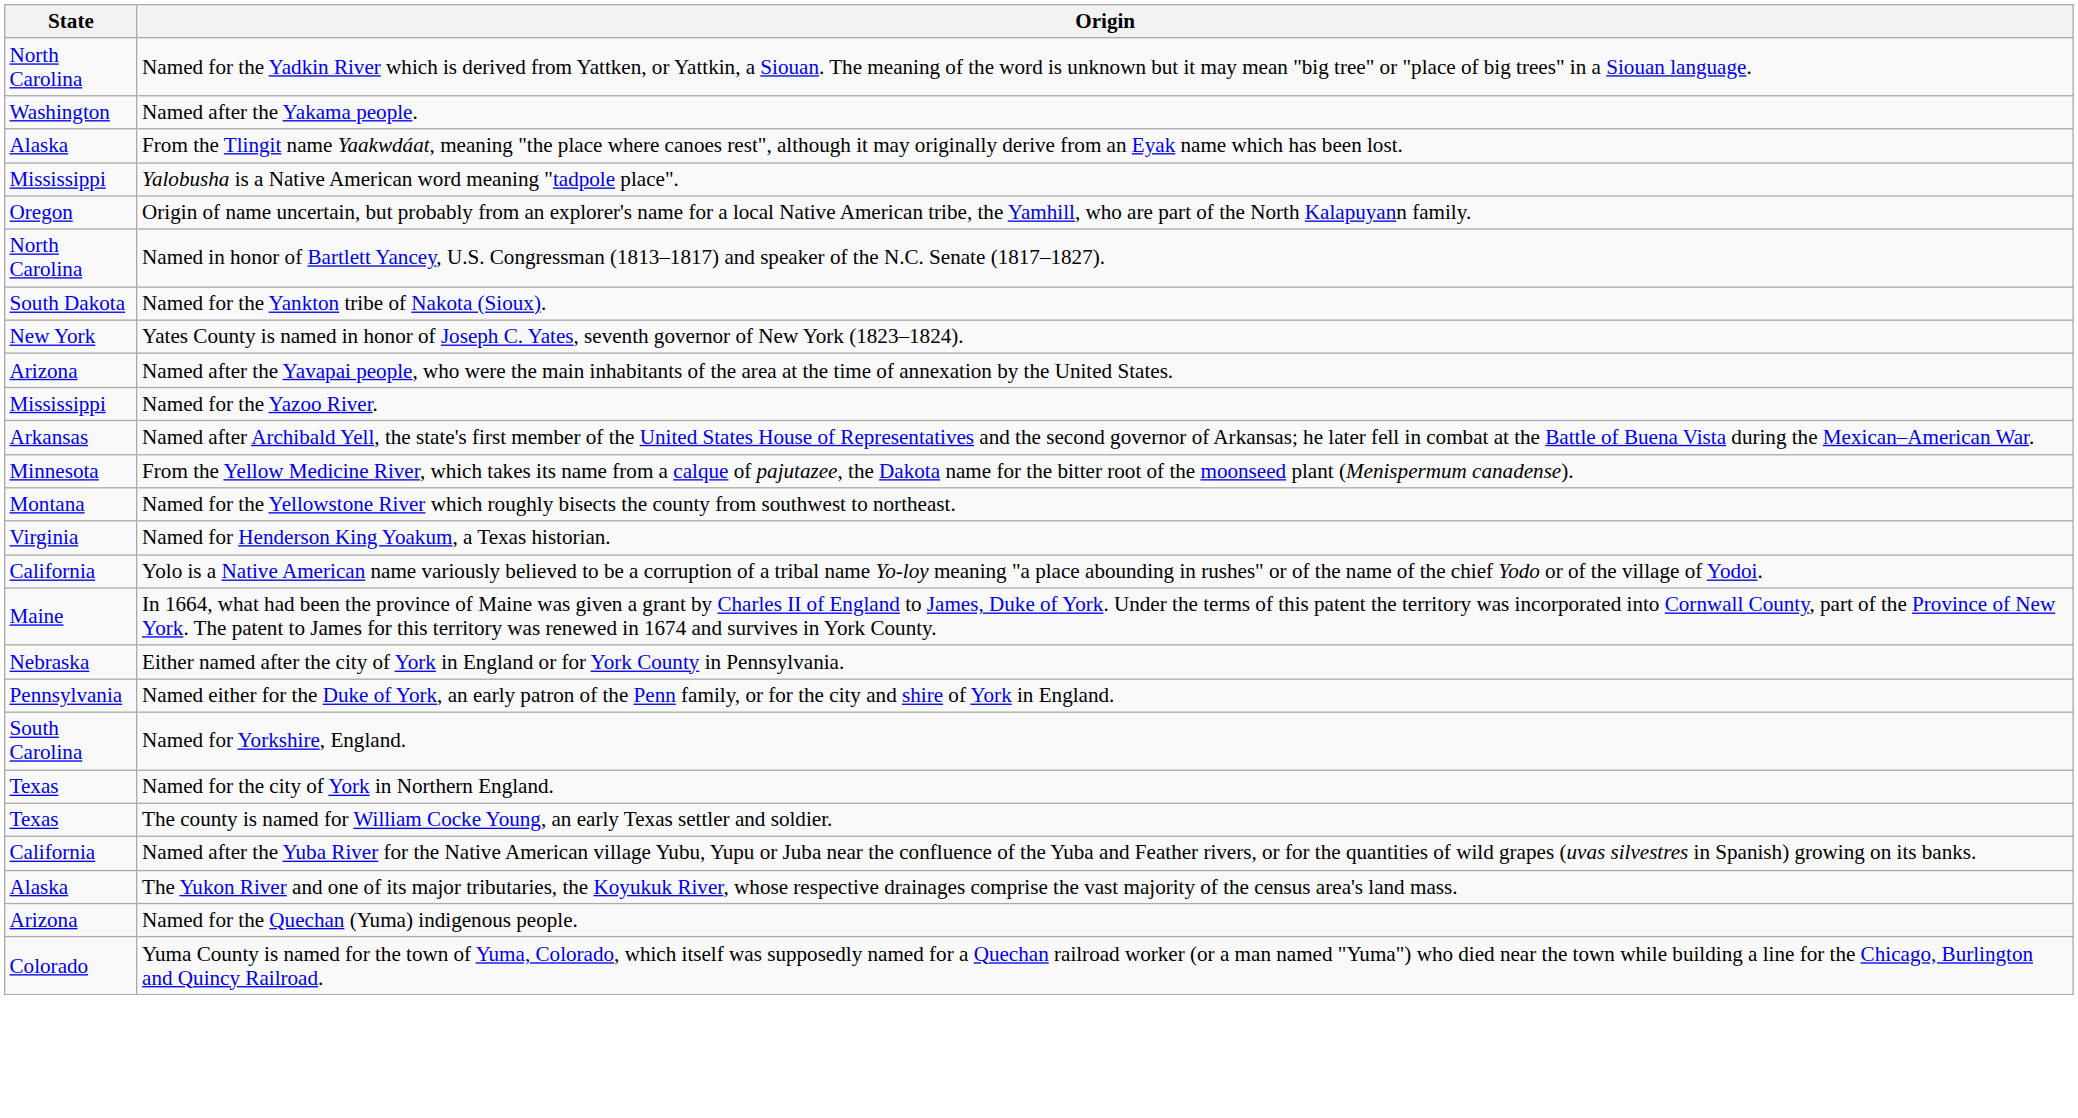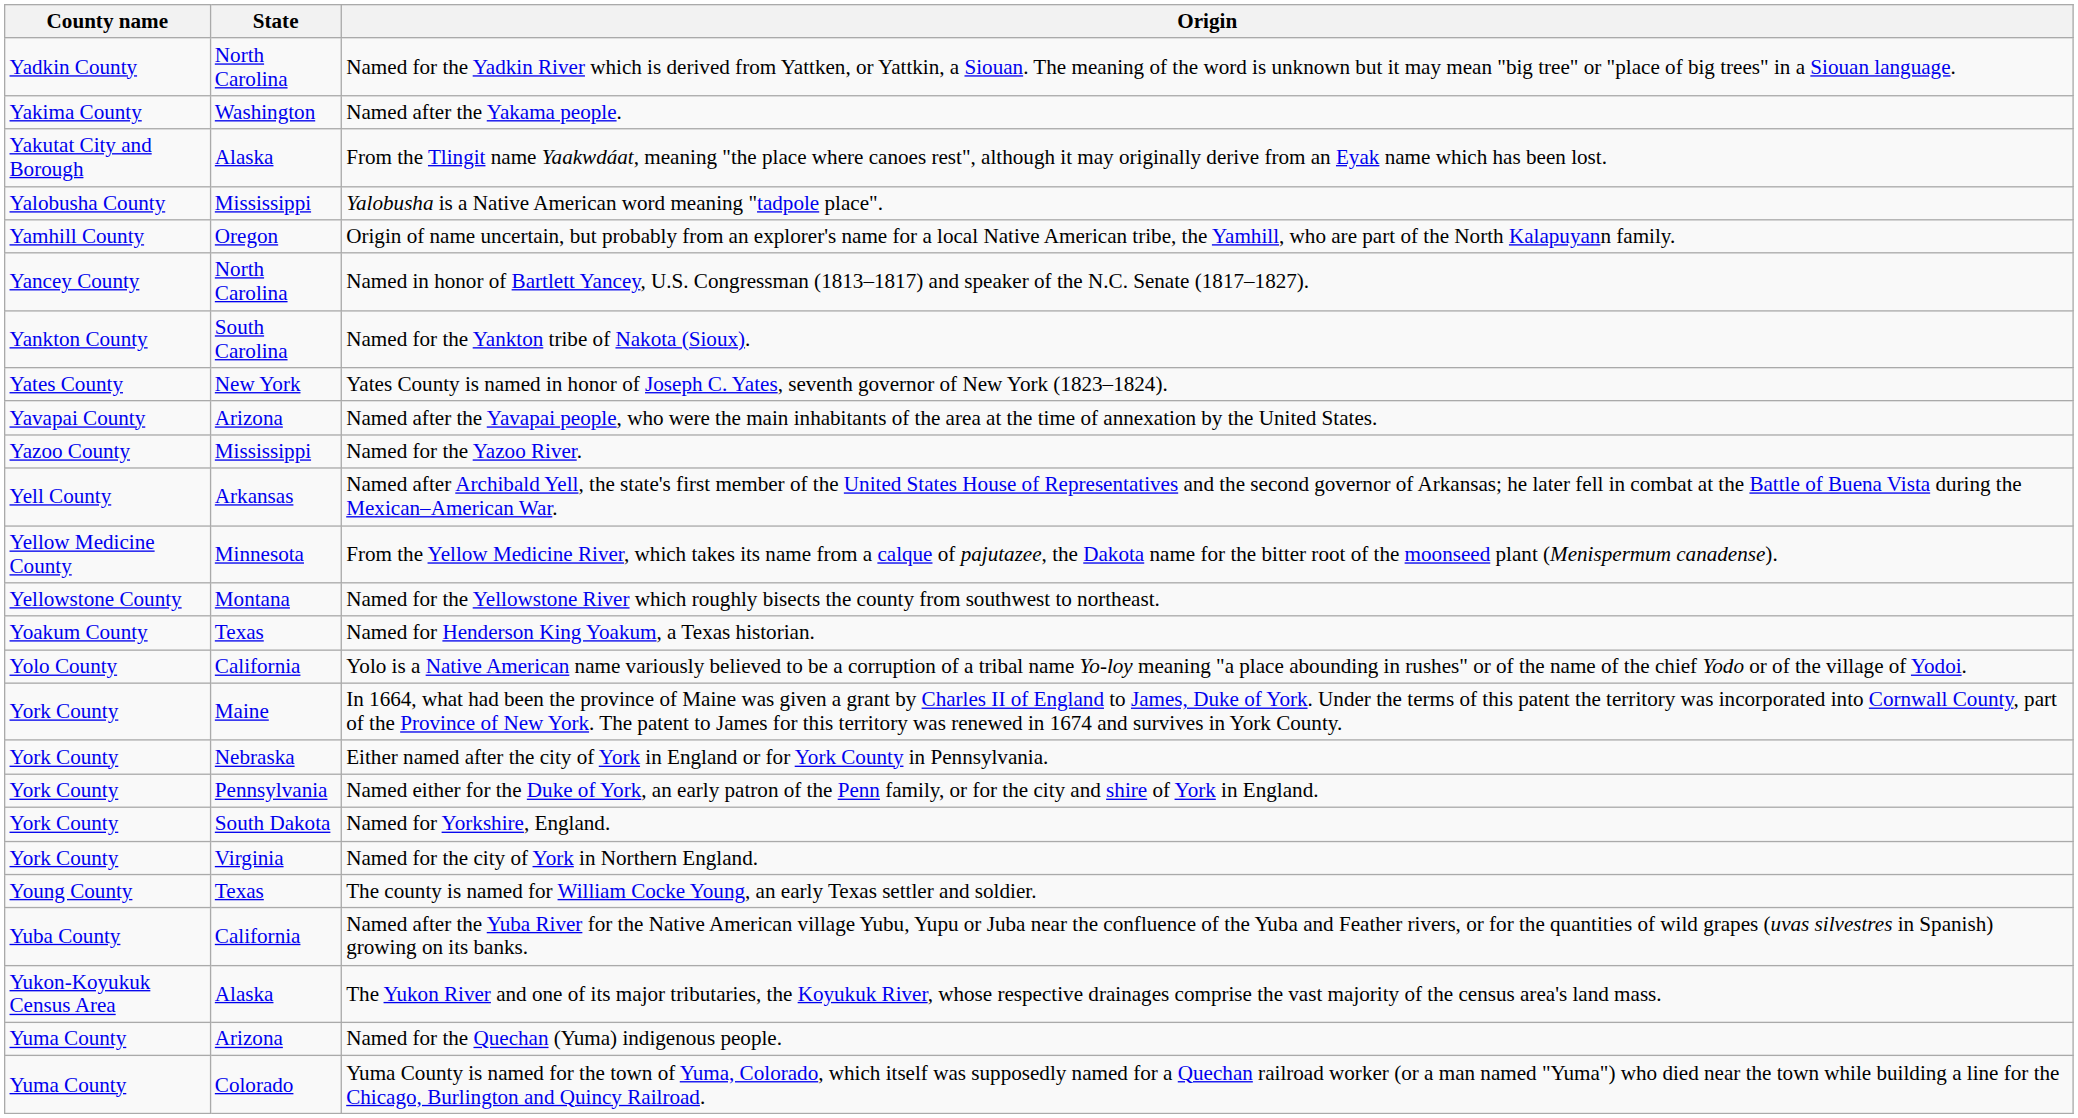+ column: (107, 21)
(67, 303) South Dakota -> (251, 338) South Carolina
(44, 537) Virginia -> (239, 632) Texas
(46, 740) South Carolina -> (273, 823) South Dakota
(34, 786) Texas -> (249, 857) Virginia
